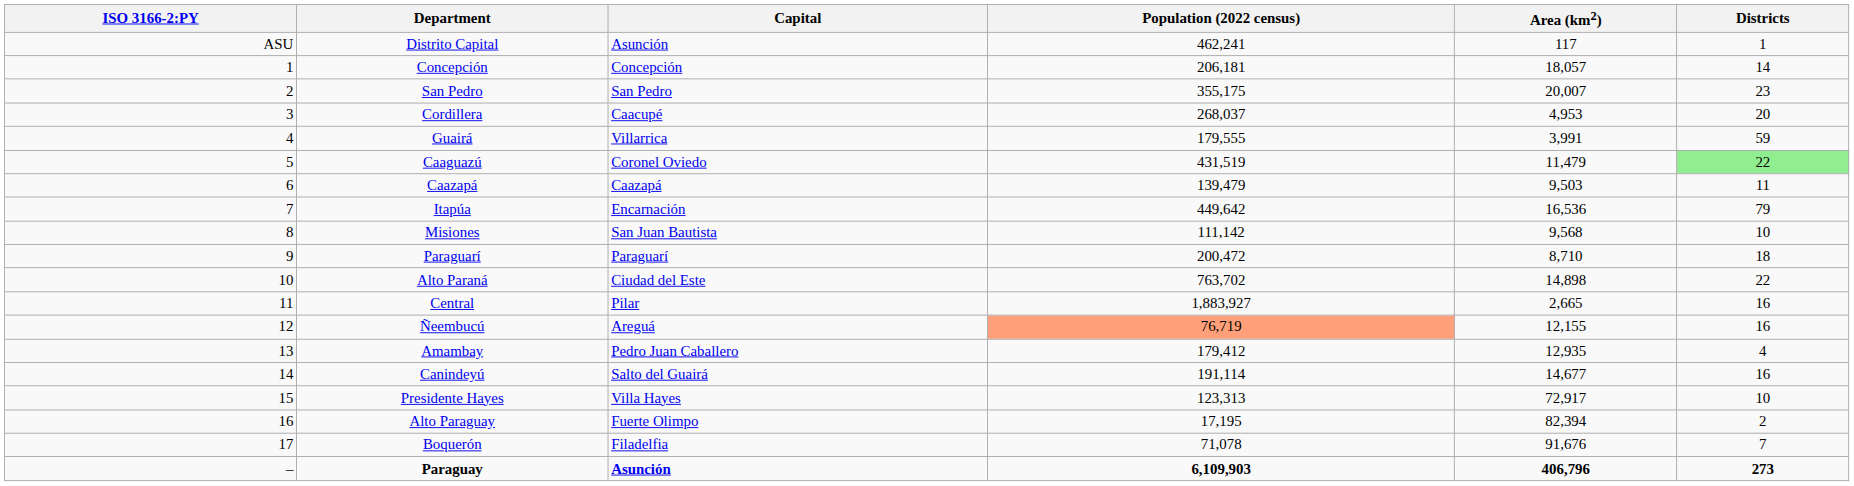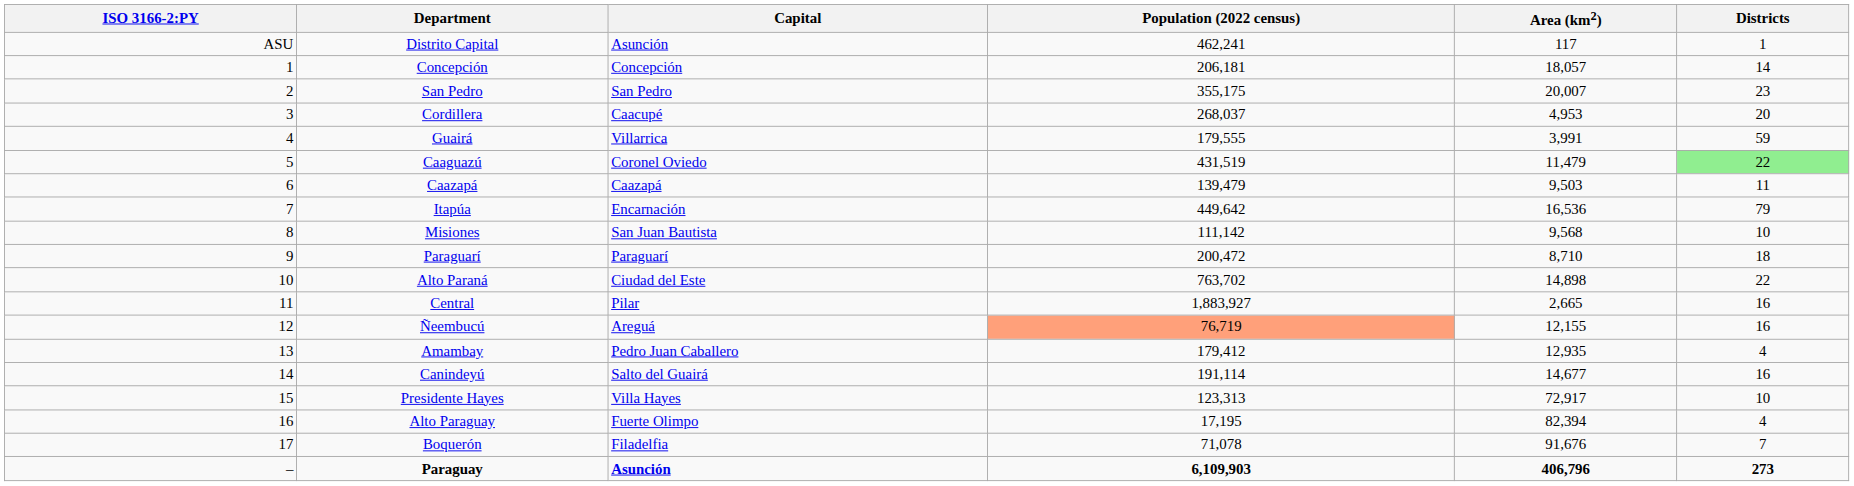(1763, 421) 2 -> (1763, 421) 4
